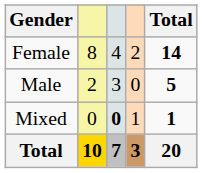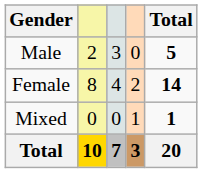rows swapped: (41, 53) <-> (41, 85)
(116, 118) bold -> (116, 118) normal
